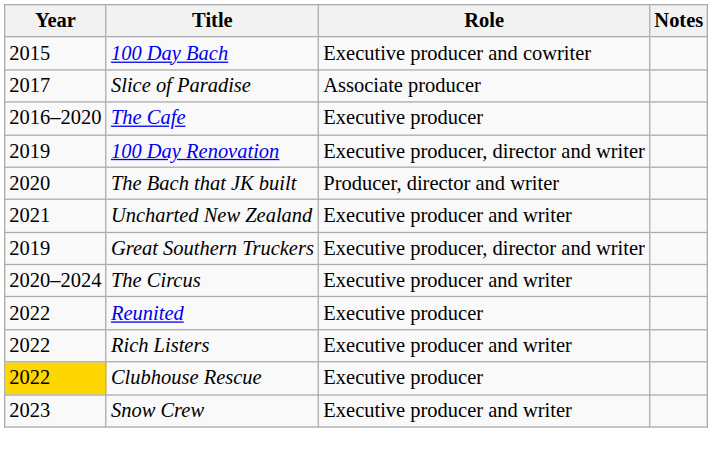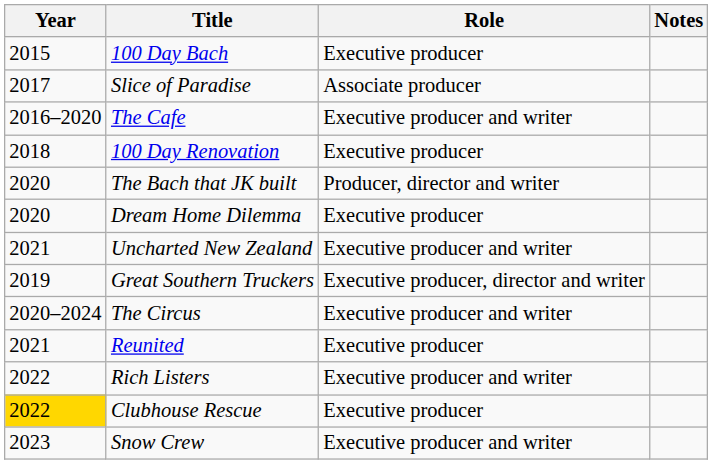(457, 53) Executive producer and cowriter -> (403, 53) Executive producer
(403, 118) Executive producer -> (448, 118) Executive producer and writer
(30, 150) 2019 -> (30, 150) 2018
(484, 150) Executive producer, director and writer -> (403, 150) Executive producer
+ row: (206, 215)
(30, 313) 2022 -> (30, 345) 2021
